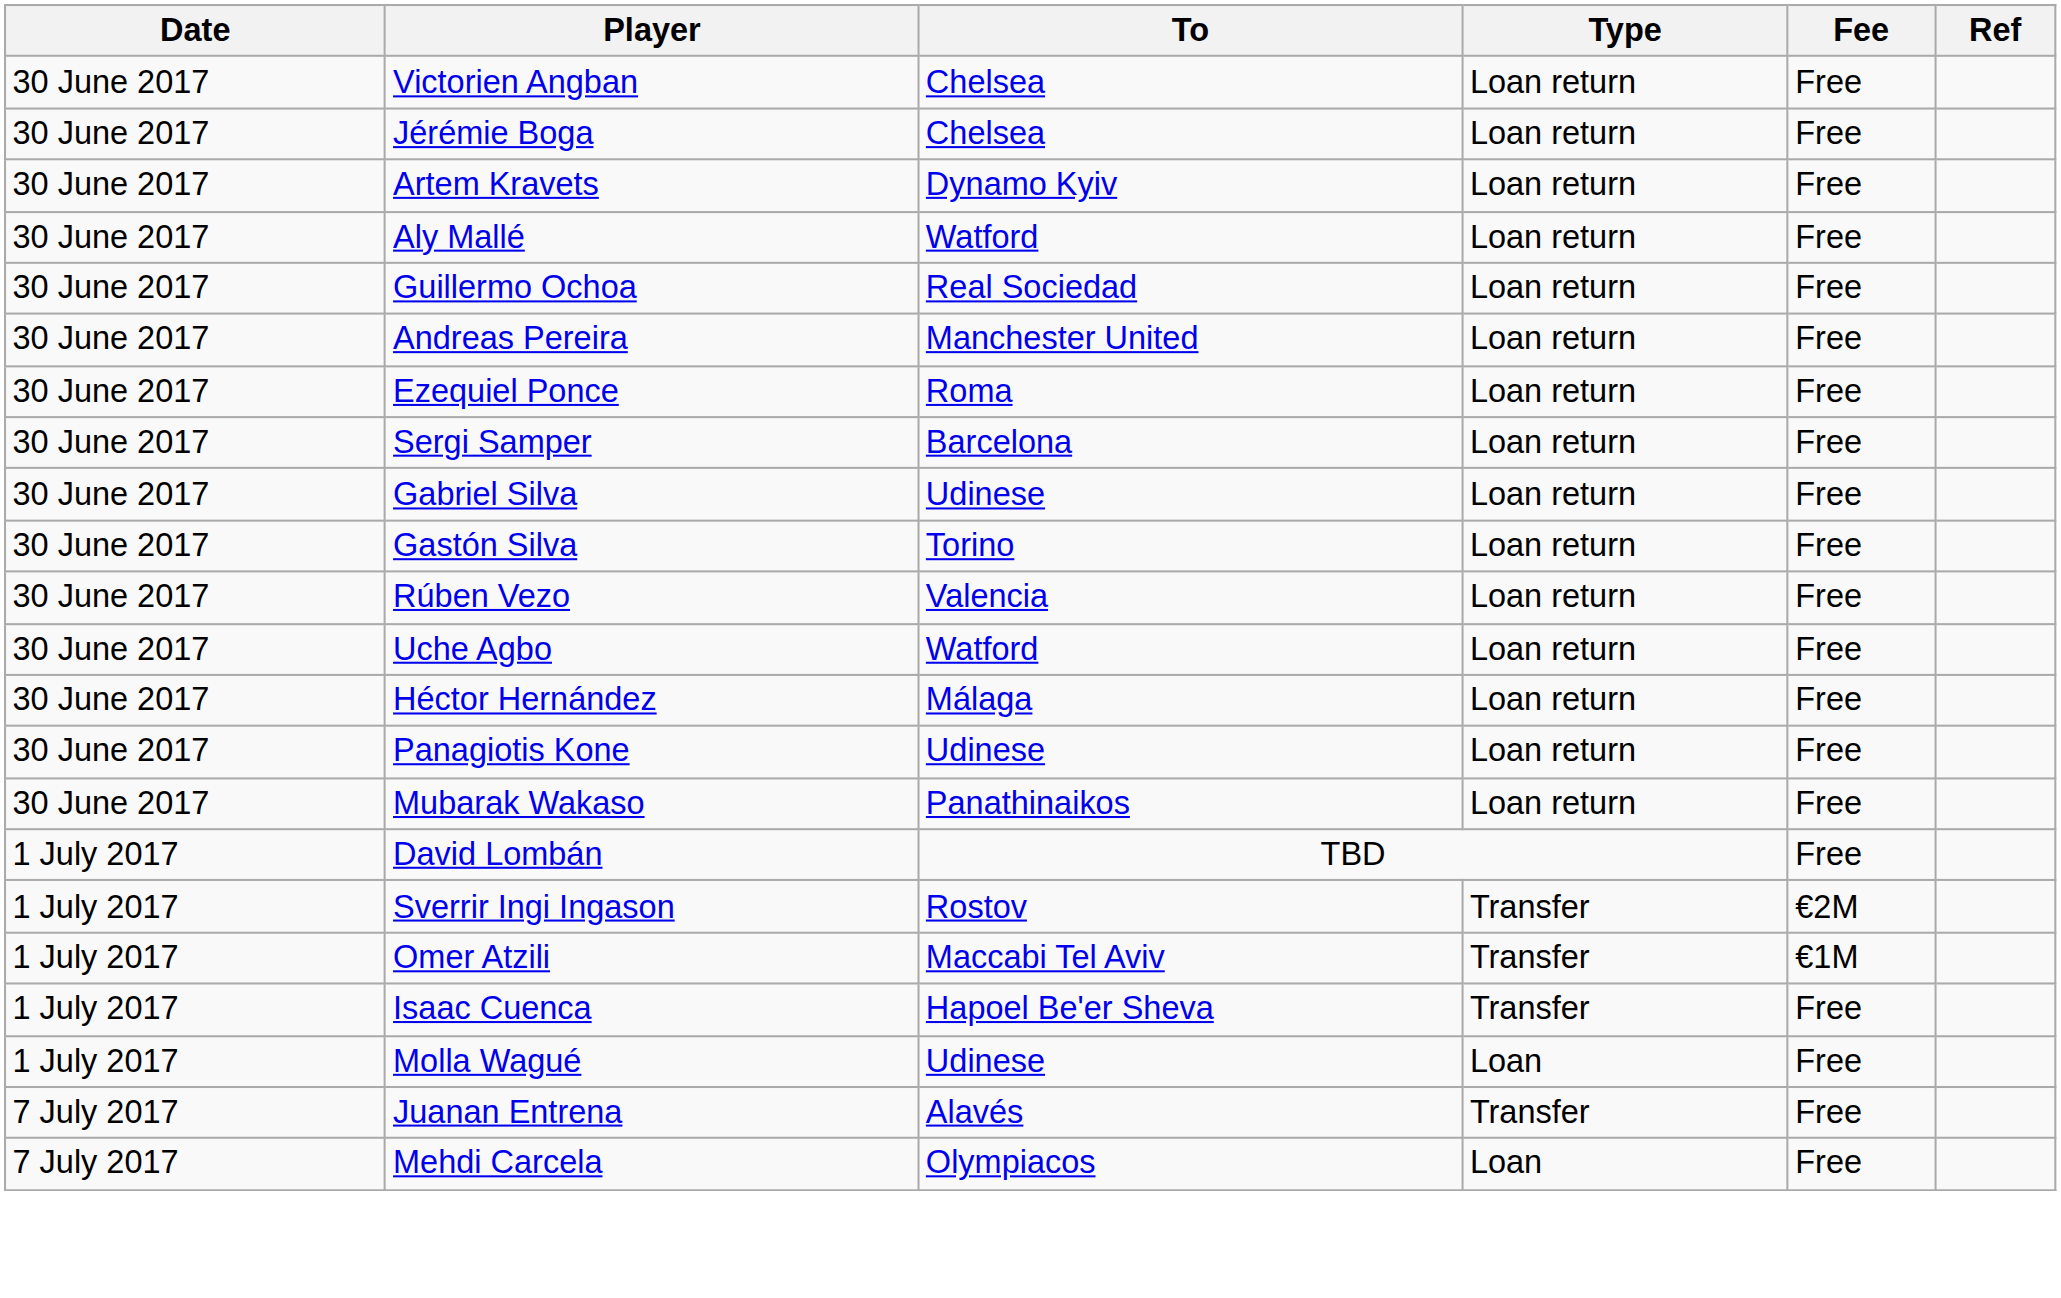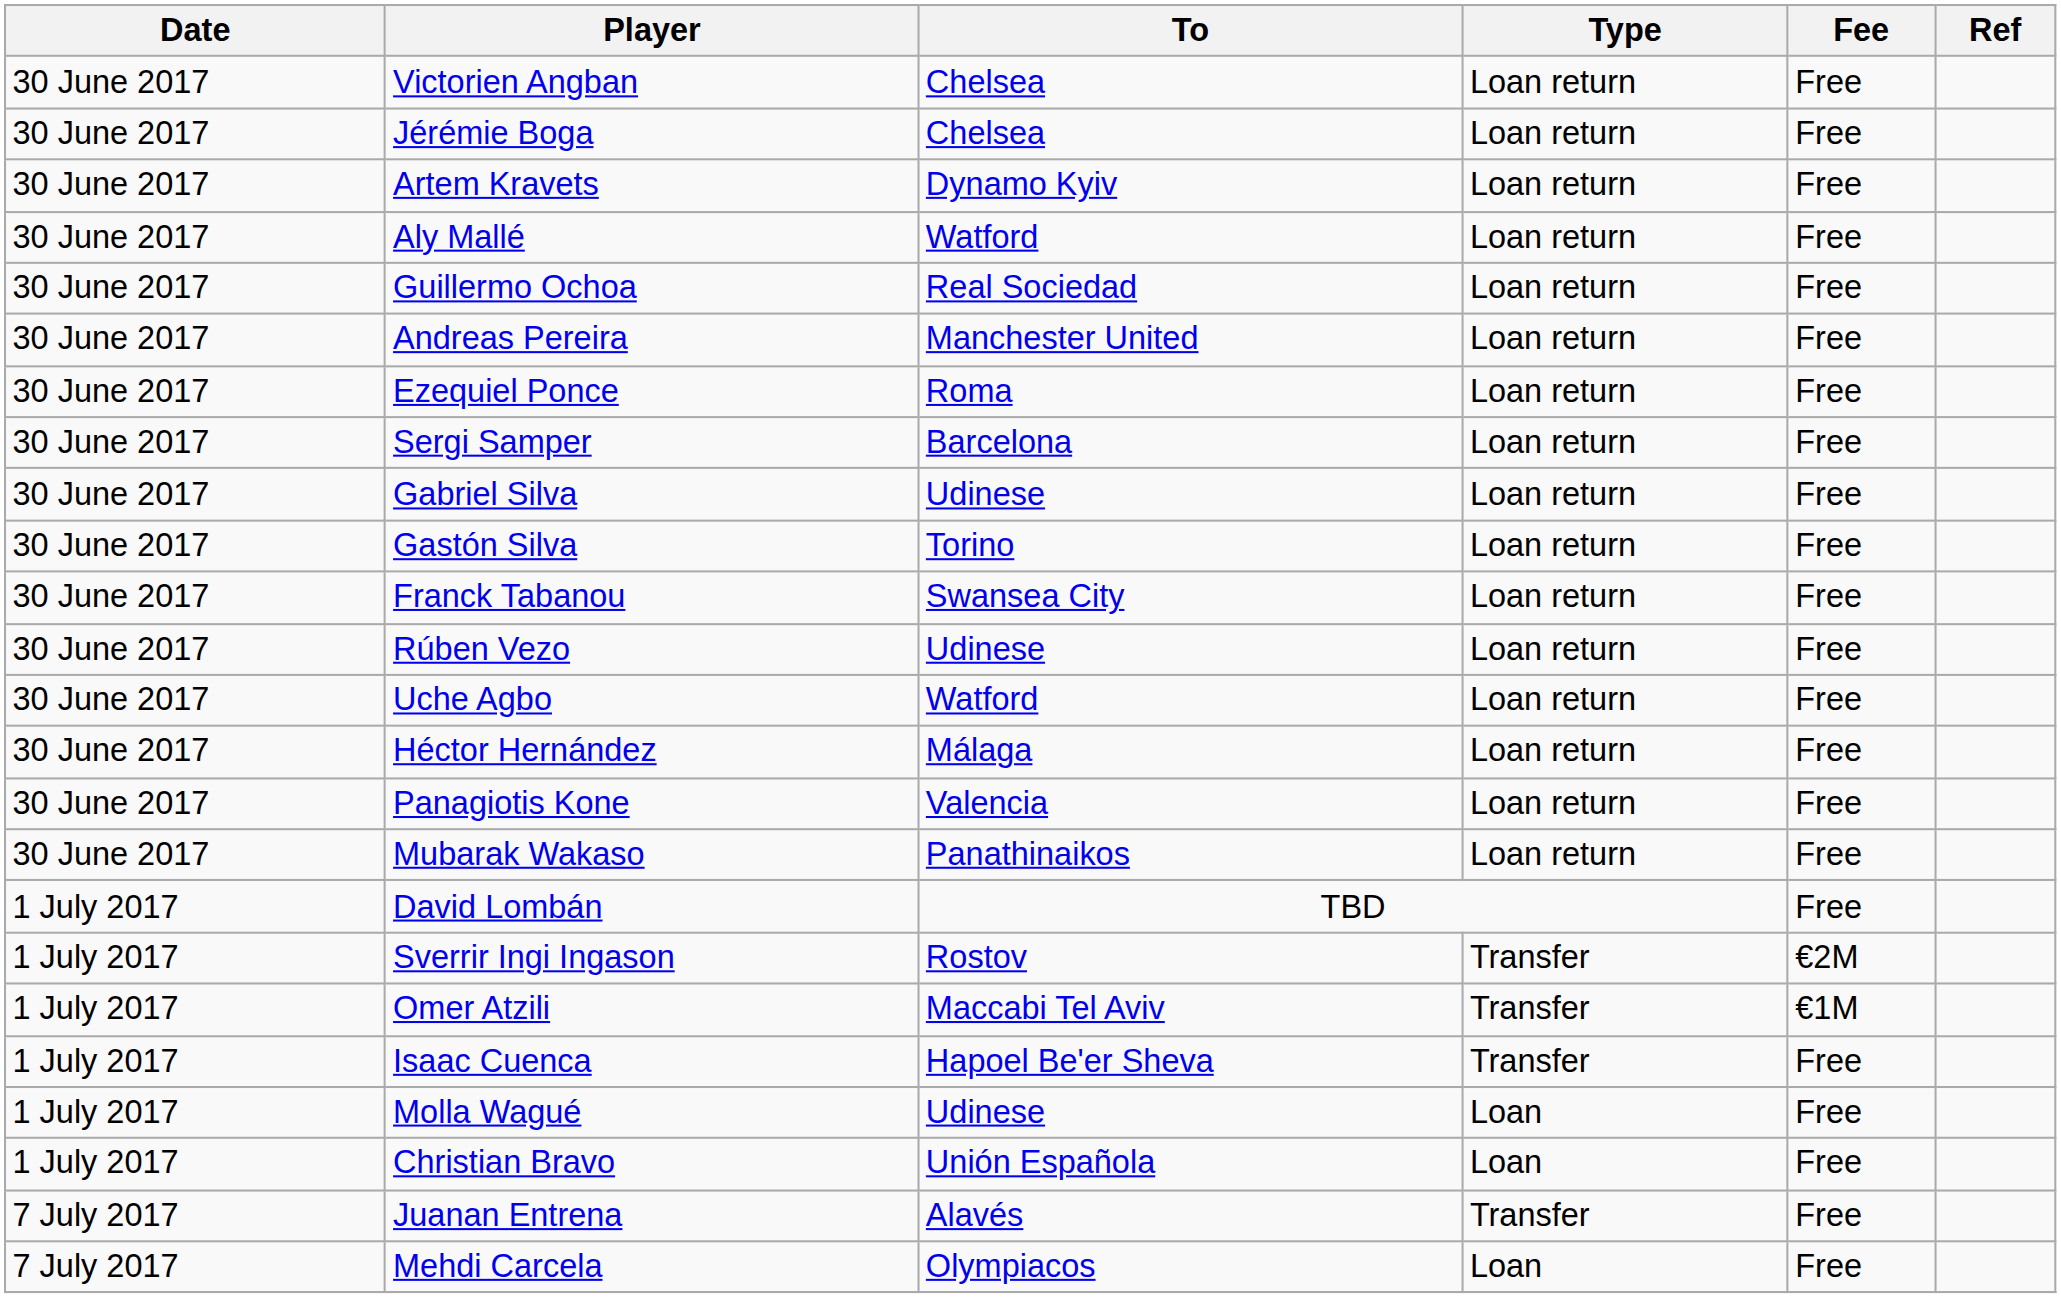+ row: (509, 596)
(987, 596) Valencia -> (985, 648) Udinese
(985, 751) Udinese -> (987, 802) Valencia
+ row: (504, 1163)
